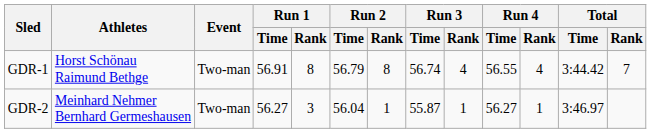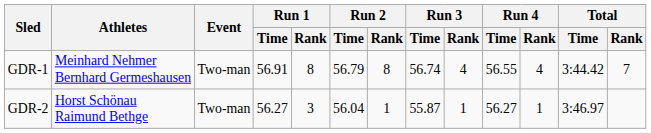(101, 70) Horst Schönau Raimund Bethge -> (123, 70) Meinhard Nehmer Bernhard Germeshausen
(123, 109) Meinhard Nehmer Bernhard Germeshausen -> (101, 109) Horst Schönau Raimund Bethge
